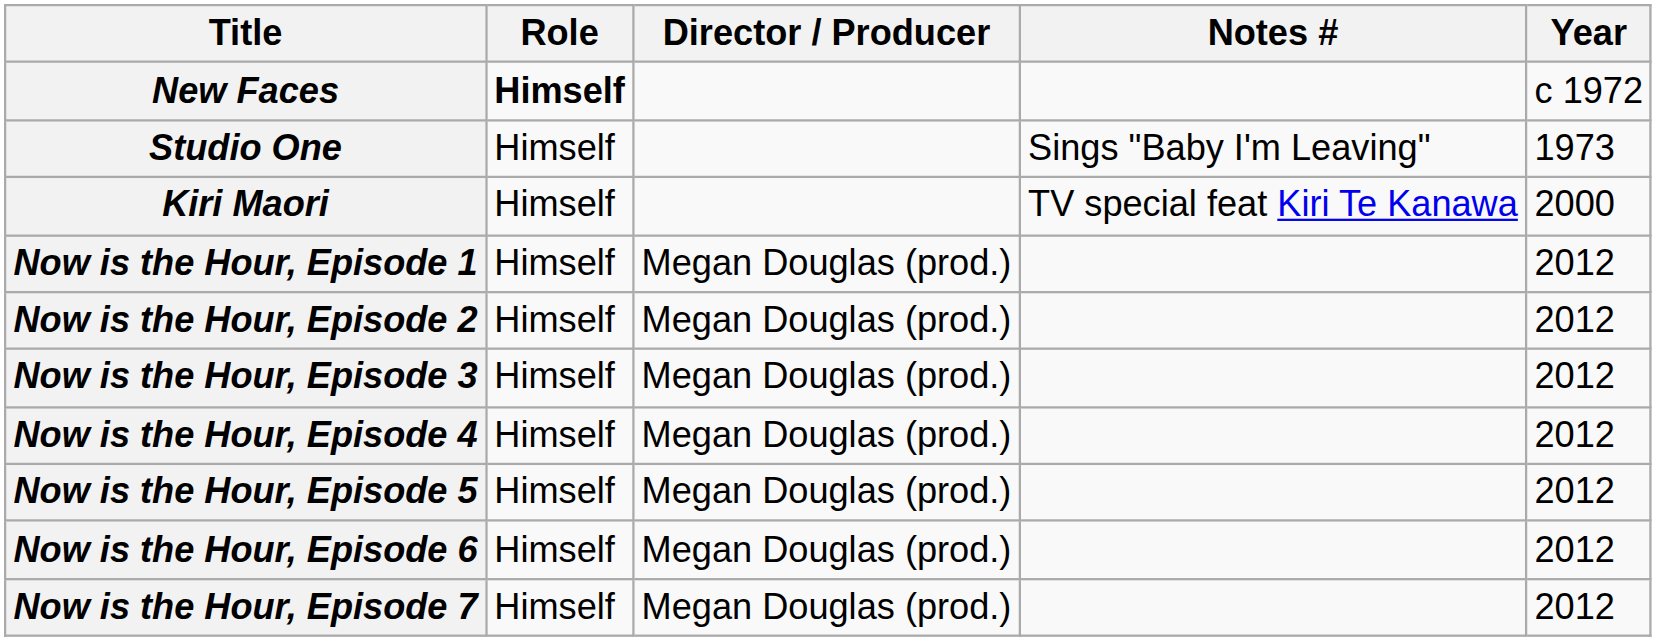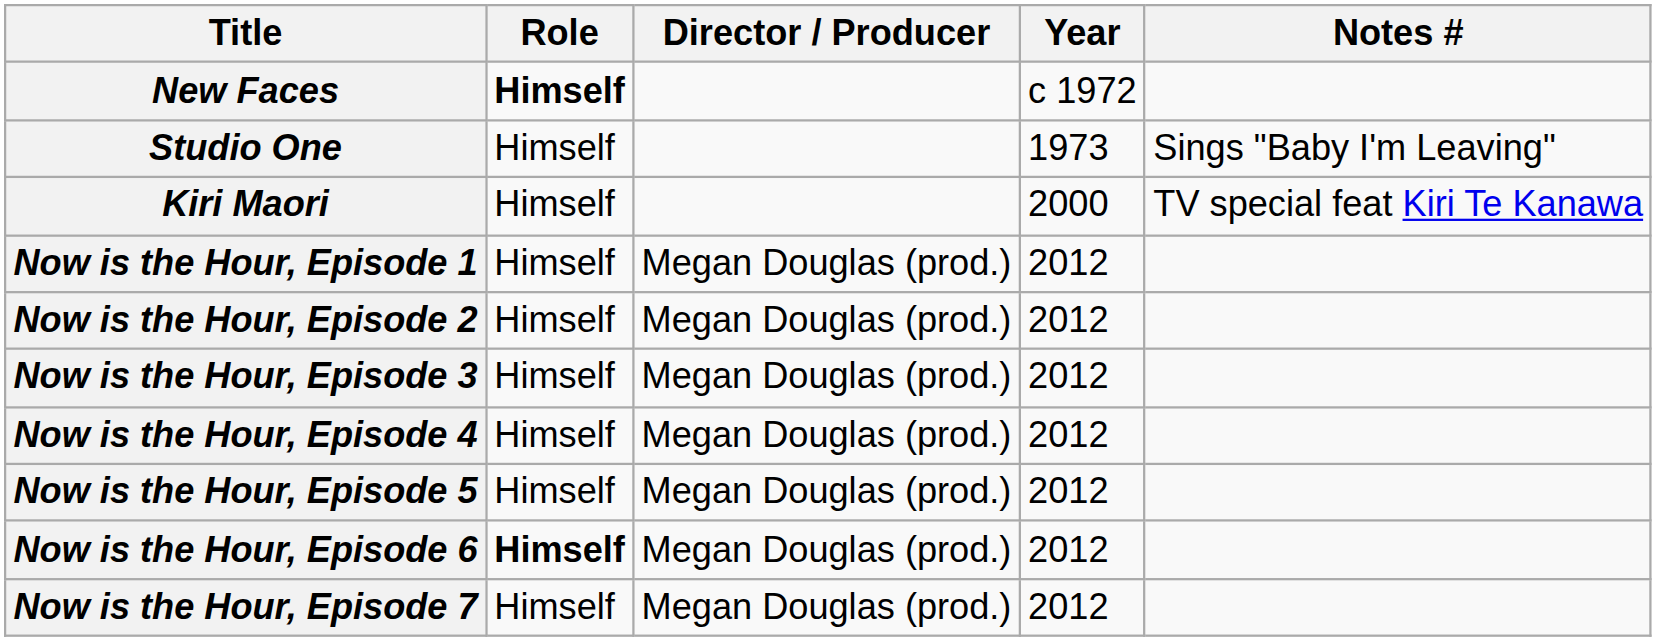columns swapped: (1589, 33) <-> (1273, 33)
(555, 549) normal -> (560, 549) bold
